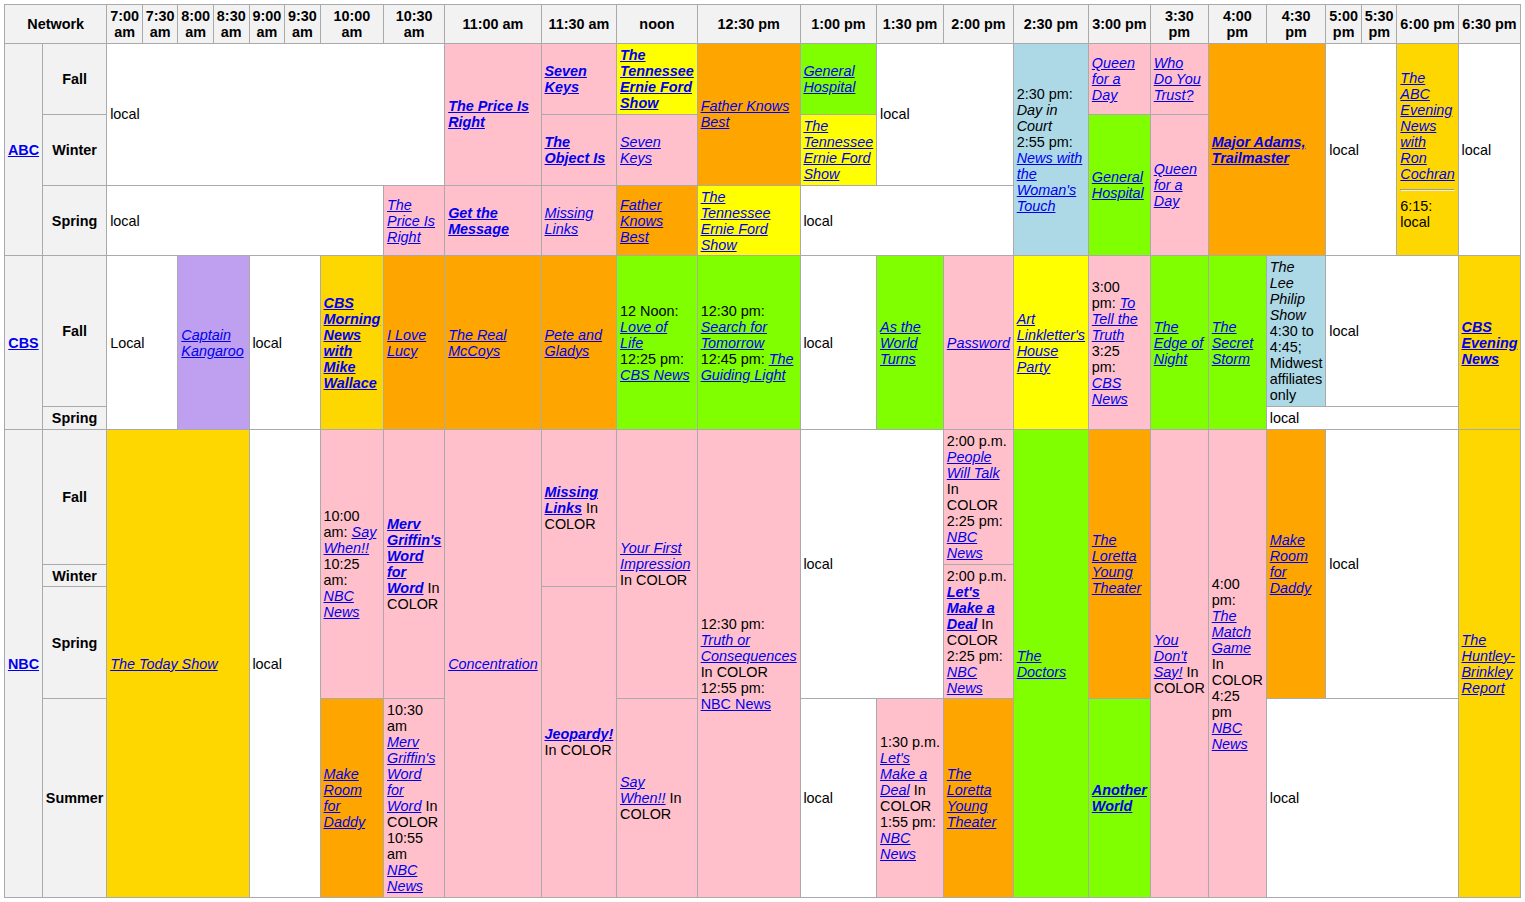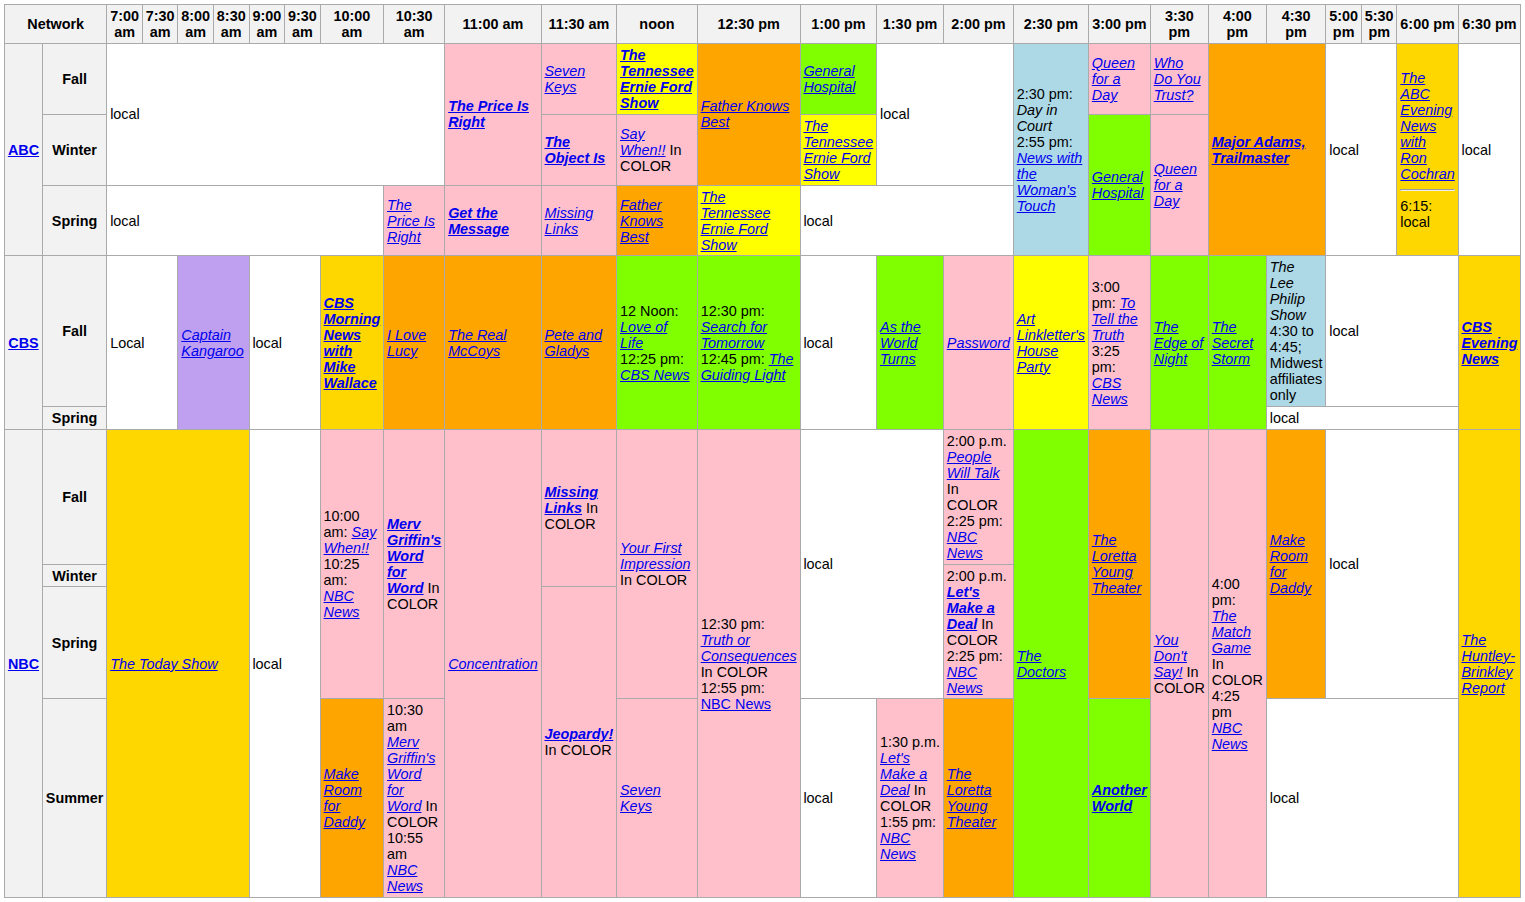(566, 79) bold -> (565, 79) normal
(640, 150) Seven Keys -> (651, 150) Say When!! In COLOR
(651, 798) Say When!! In COLOR -> (640, 798) Seven Keys
